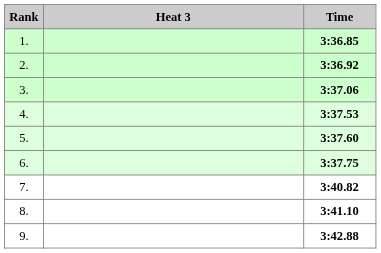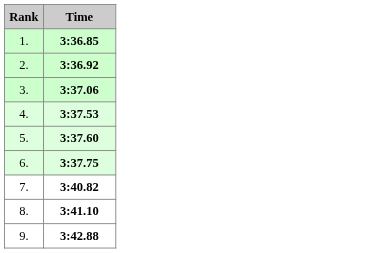- column: (173, 16)
